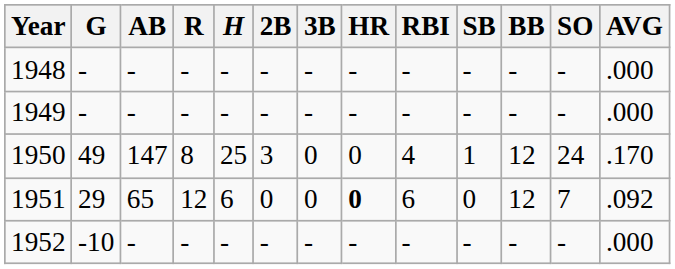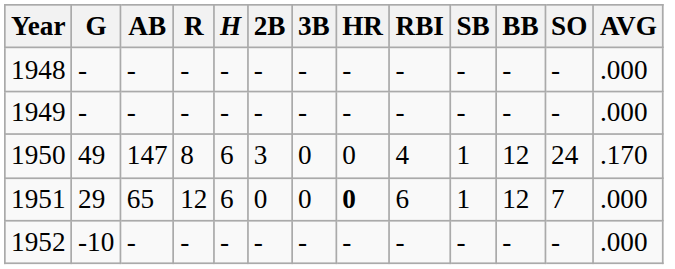(234, 155) 25 -> (227, 155) 6
(469, 198) 0 -> (463, 198) 1
(630, 198) .092 -> (624, 198) .000
